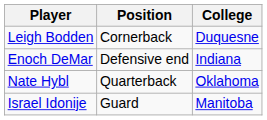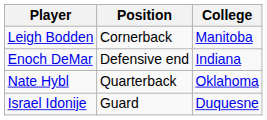(227, 37) Duquesne -> (224, 37) Manitoba
(224, 103) Manitoba -> (227, 103) Duquesne
